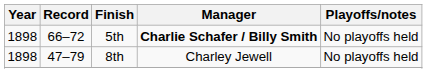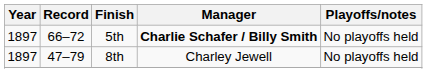(22, 36) 1898 -> (22, 36) 1897
(22, 57) 1898 -> (22, 57) 1897
